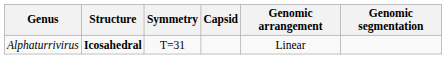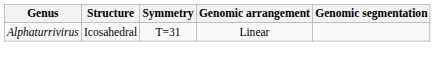- column: (221, 20)
(113, 44) bold -> (111, 31) normal
